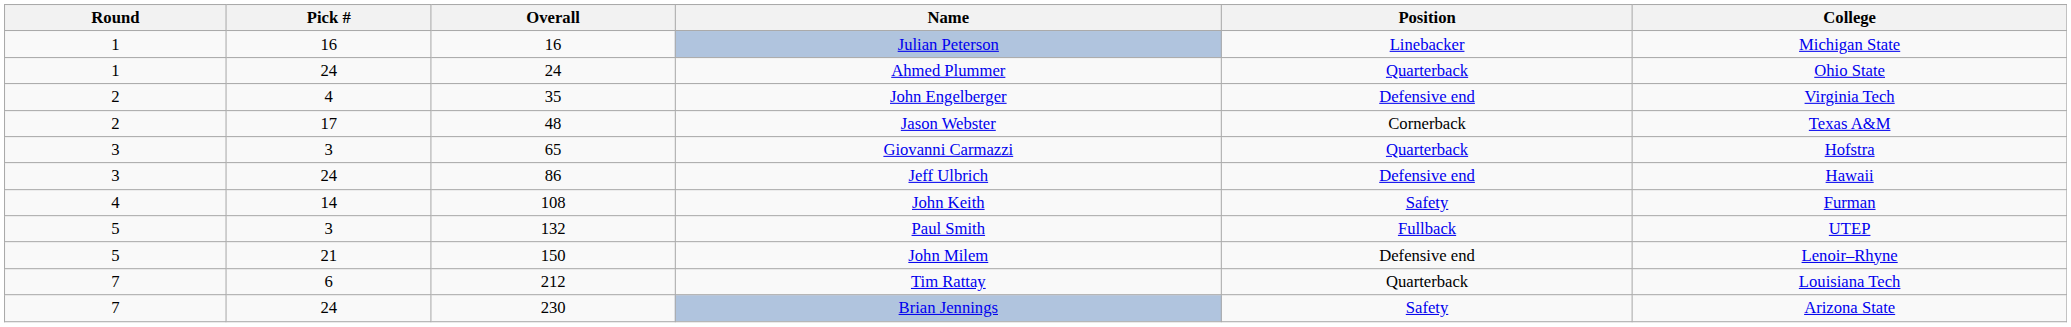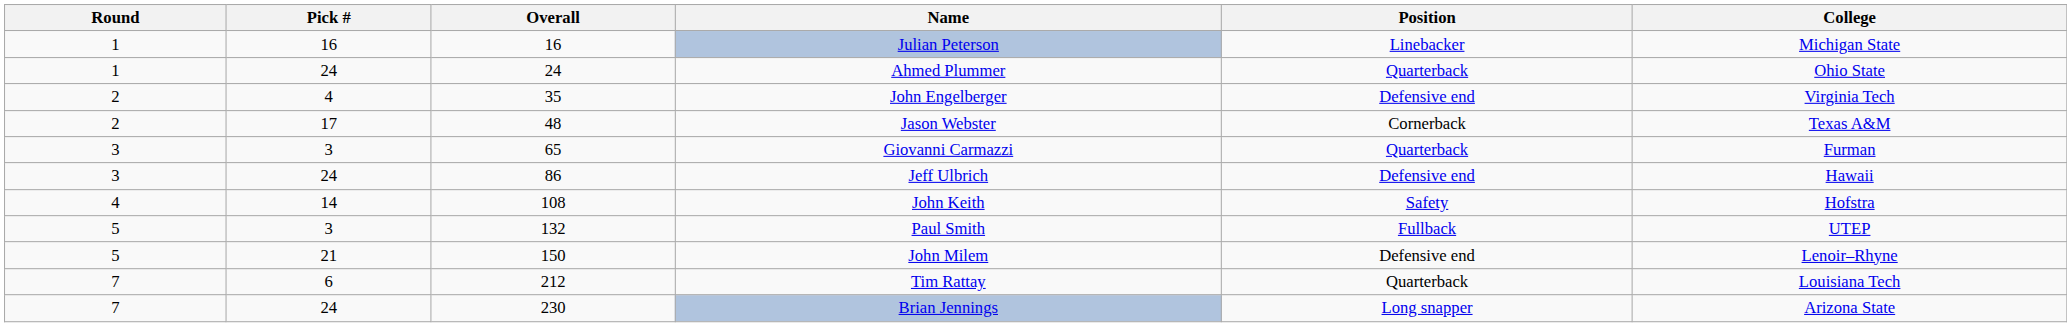(1850, 149) Hofstra -> (1850, 149) Furman
(1850, 202) Furman -> (1850, 202) Hofstra
(1427, 307) Safety -> (1427, 307) Long snapper
